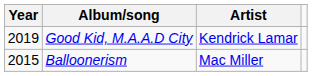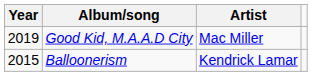(248, 37) Kendrick Lamar -> (231, 37) Mac Miller
(231, 60) Mac Miller -> (248, 60) Kendrick Lamar
